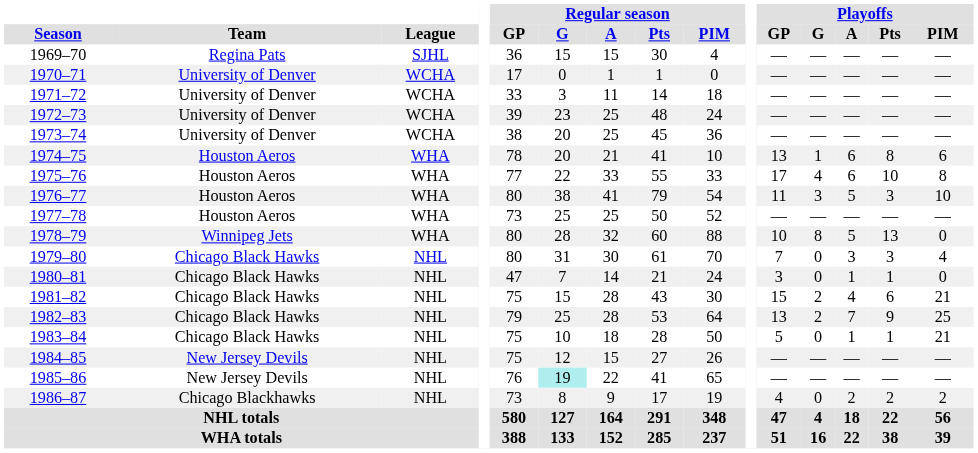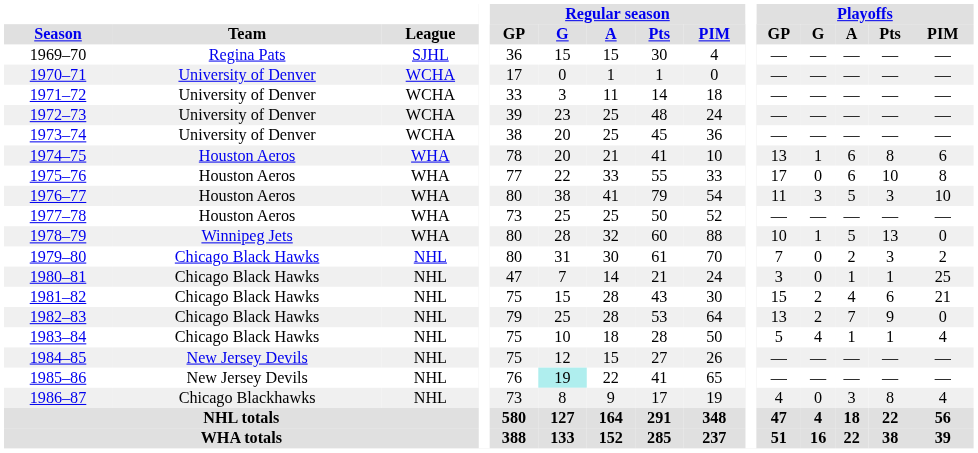(818, 175) 4 -> (818, 175) 0
(818, 236) 8 -> (818, 236) 1
(852, 256) 3 -> (852, 256) 2
(943, 256) 4 -> (943, 256) 2
(943, 276) 0 -> (943, 276) 25
(943, 317) 25 -> (943, 317) 0
(818, 337) 0 -> (818, 337) 4
(943, 337) 21 -> (943, 337) 4
(852, 397) 2 -> (852, 397) 3
(890, 397) 2 -> (890, 397) 8
(943, 397) 2 -> (943, 397) 4
